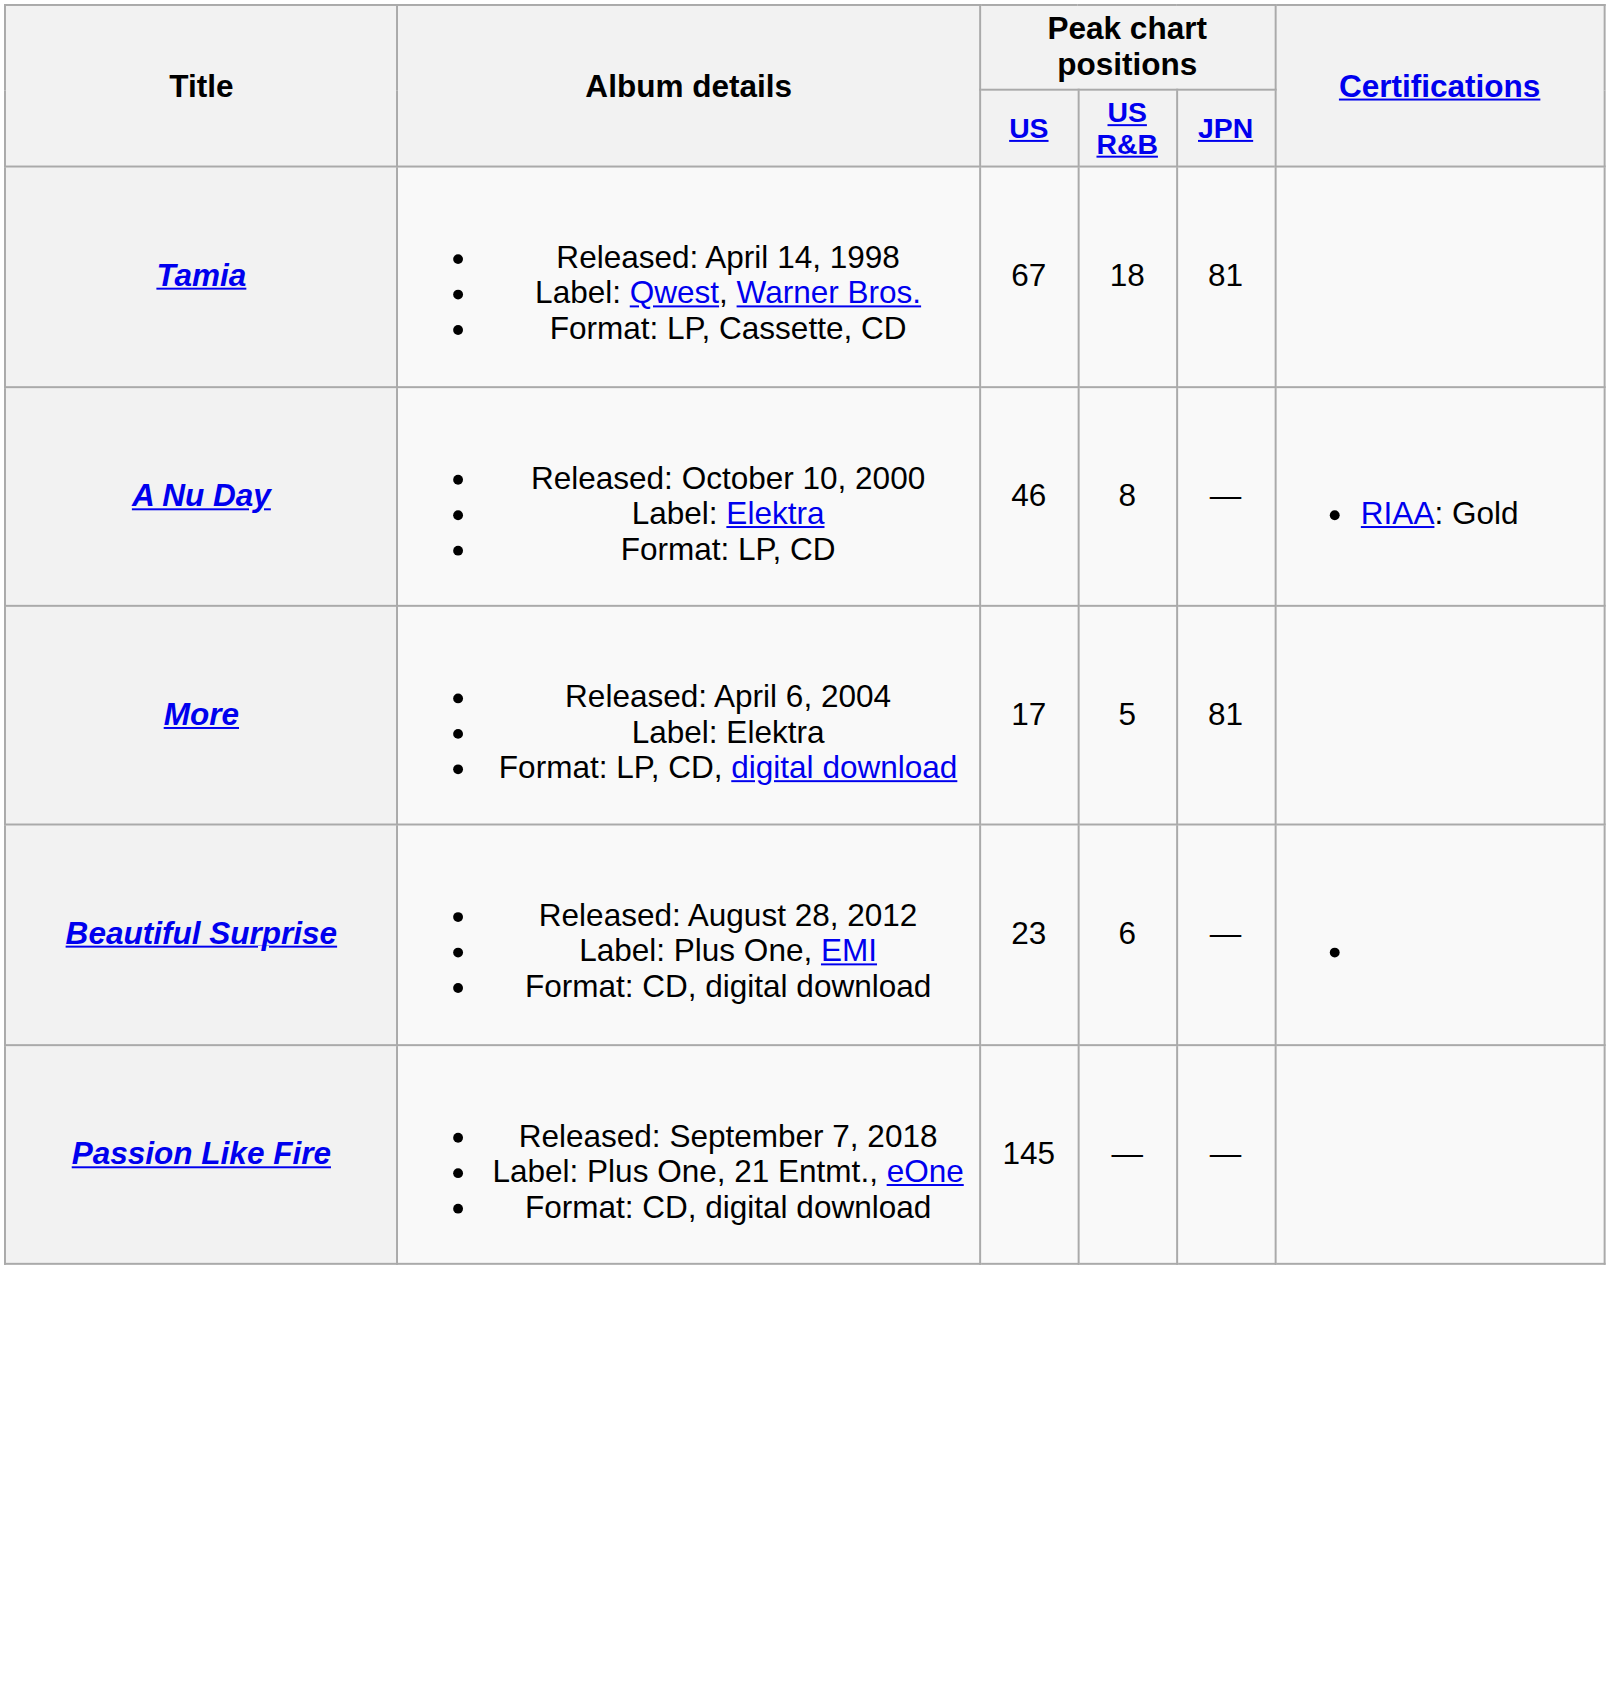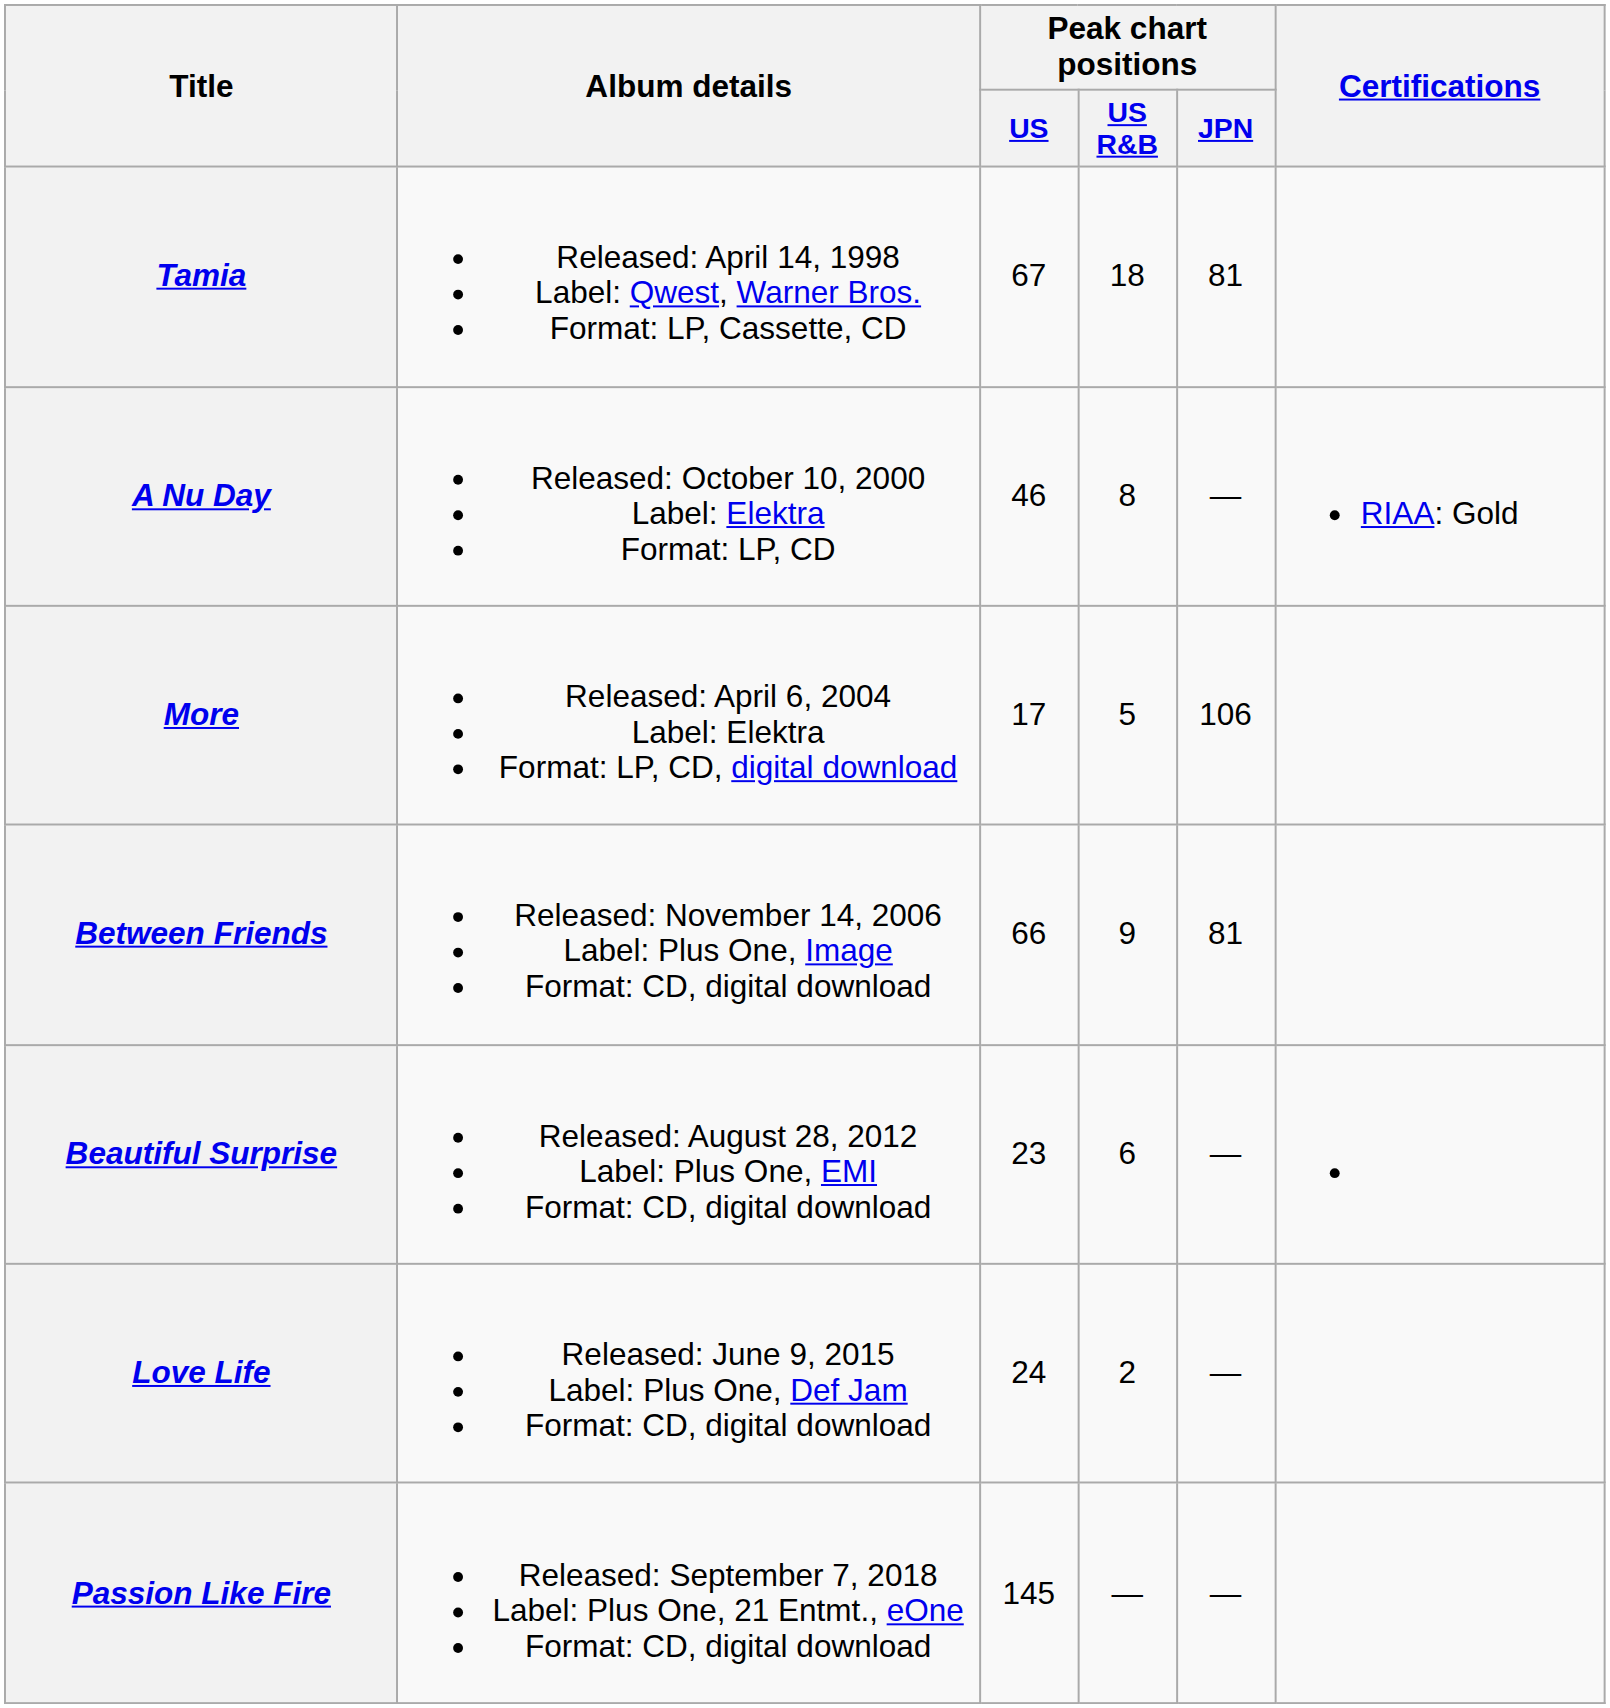(1226, 714) 81 -> (1226, 714) 106
+ row: (201, 934)
+ row: (201, 1373)
